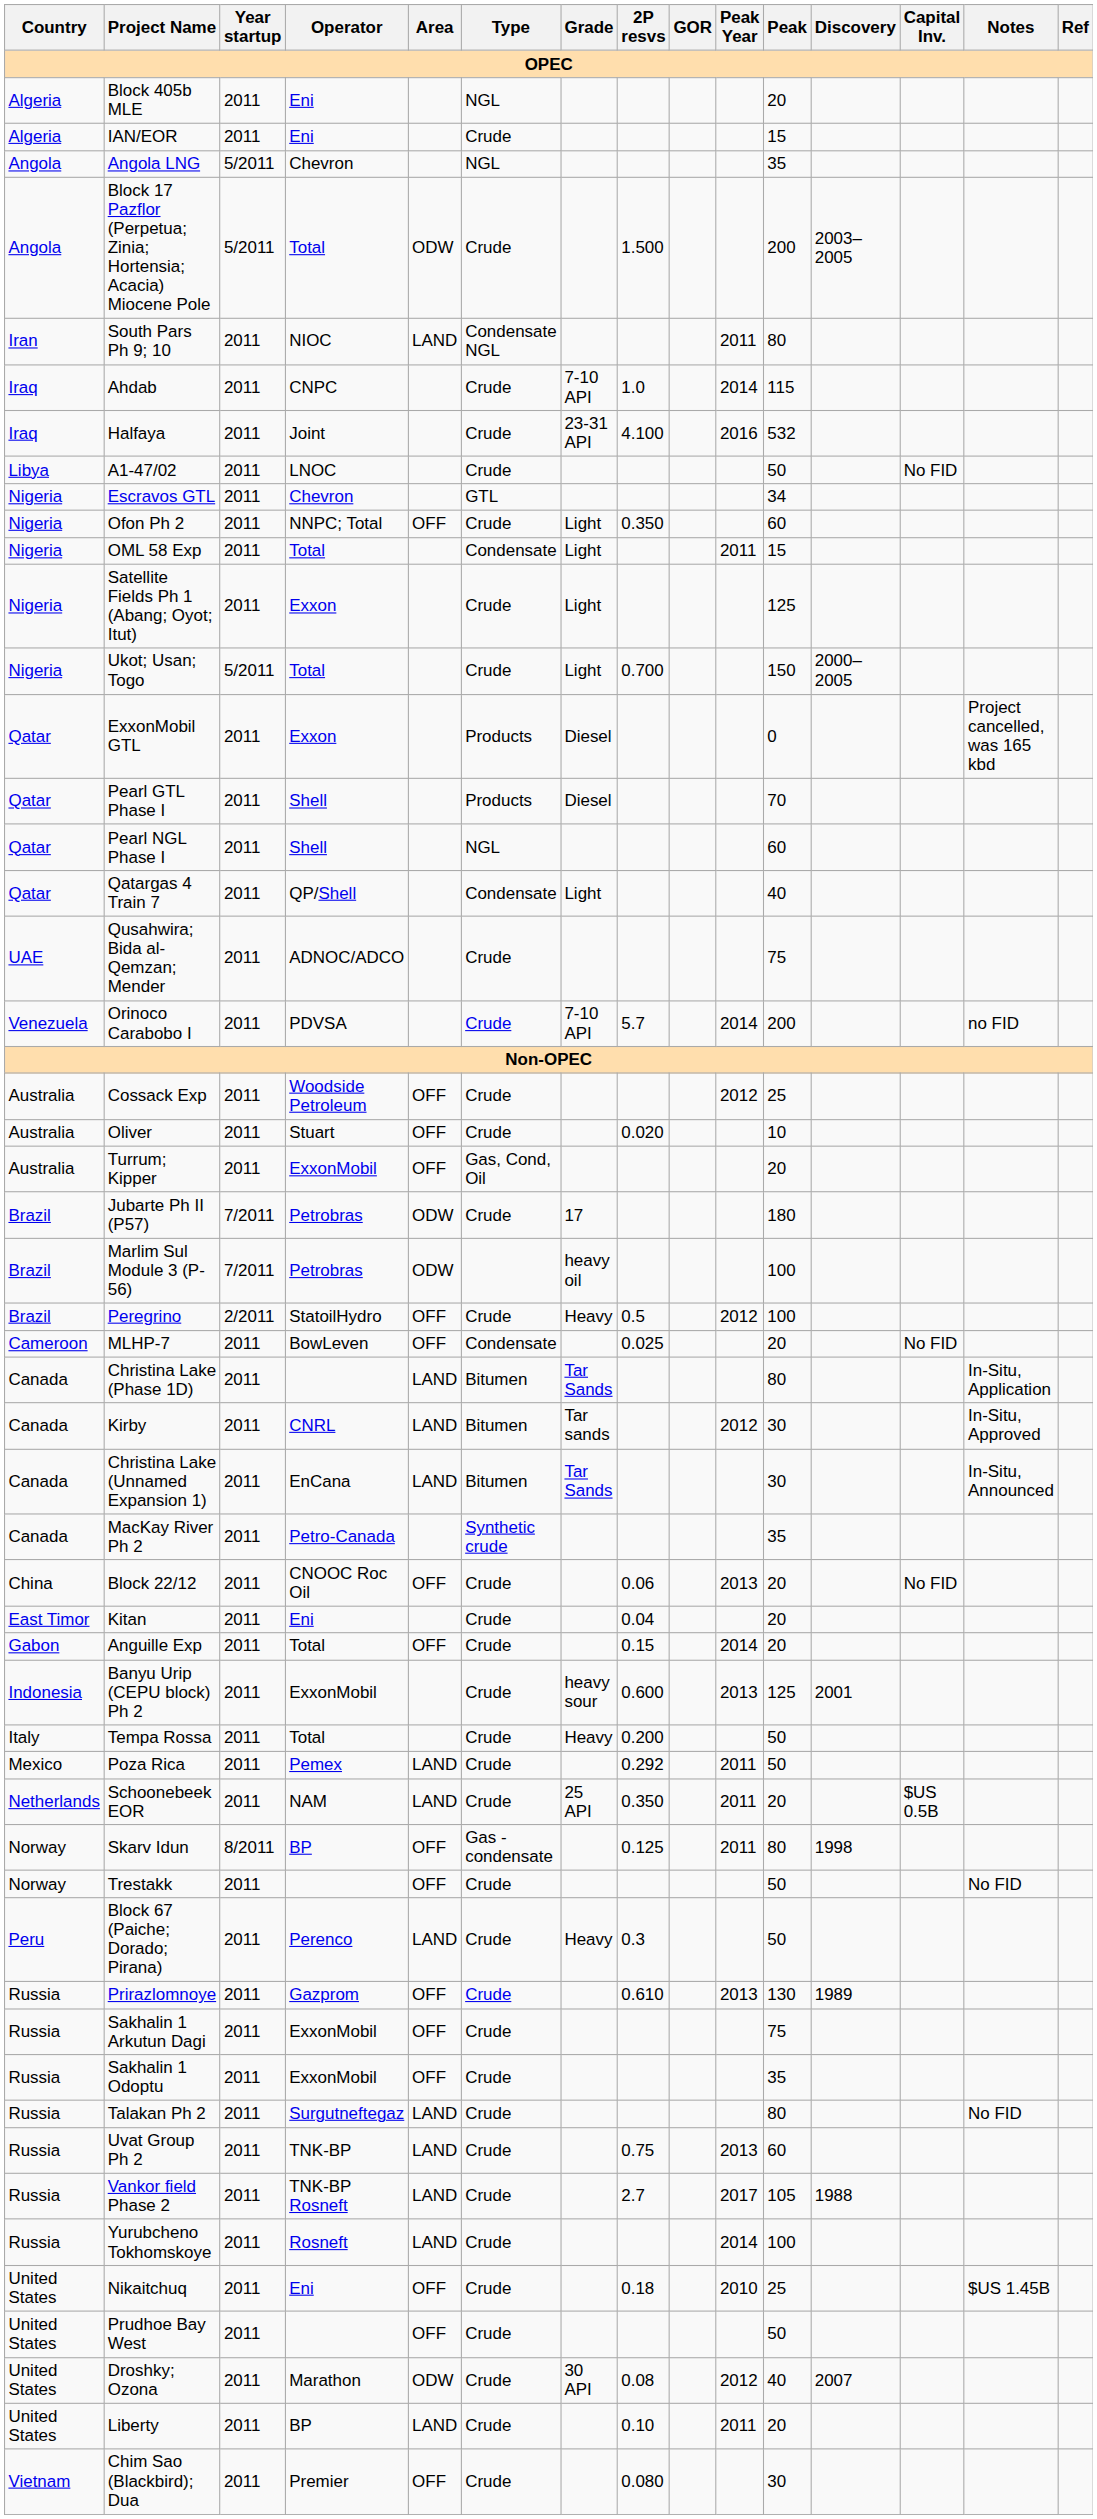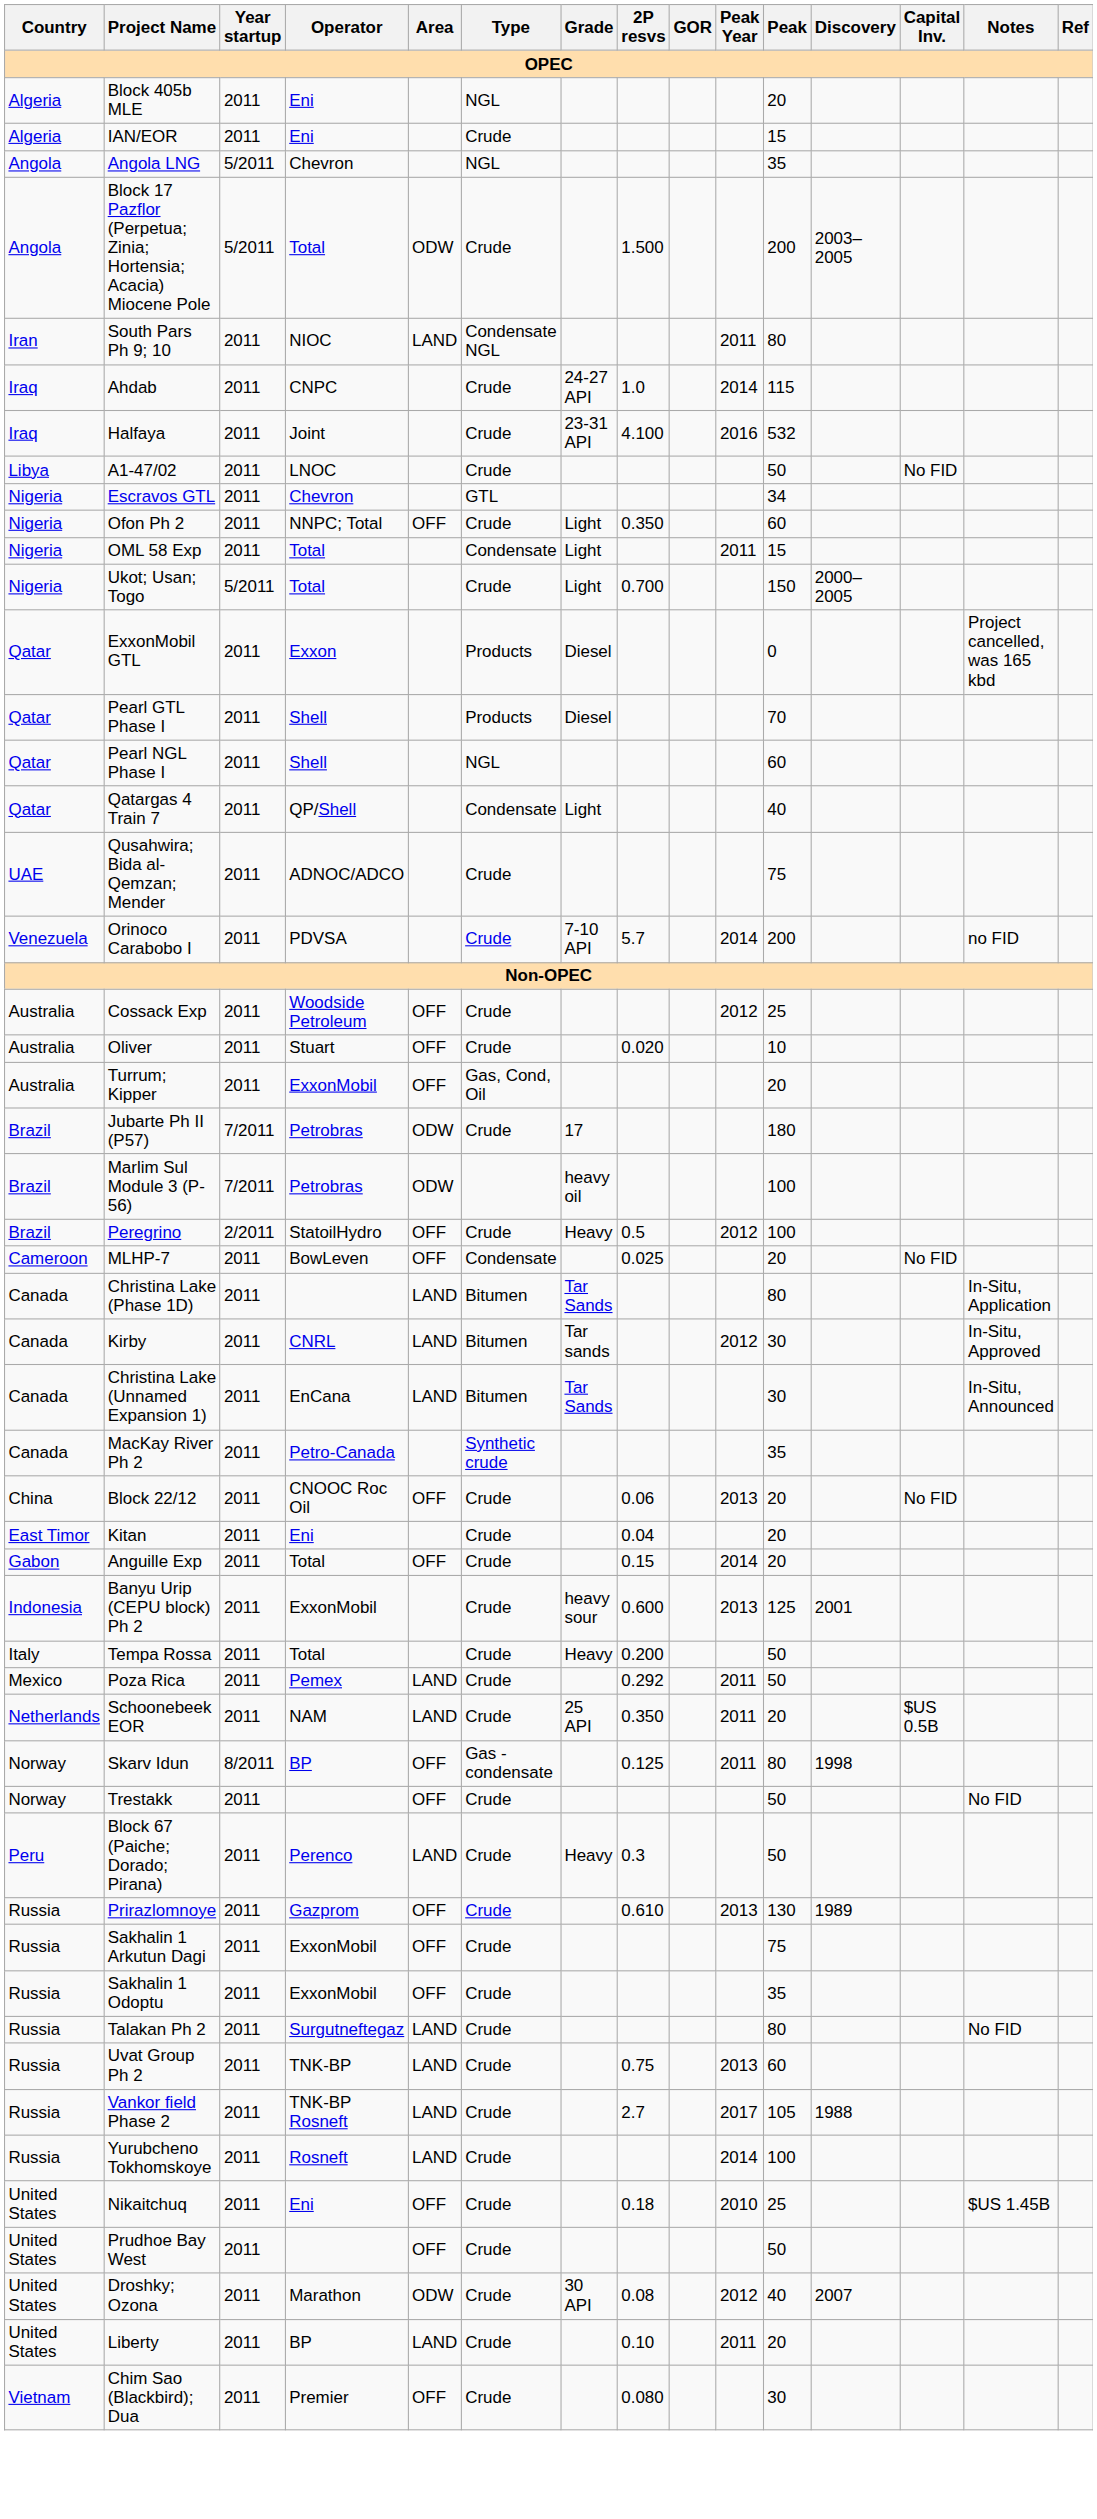(581, 387) 7-10 API -> (586, 387) 24-27 API
- row: (160, 606)
